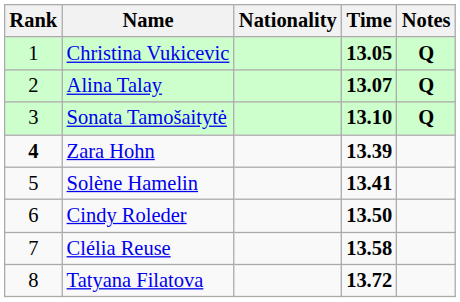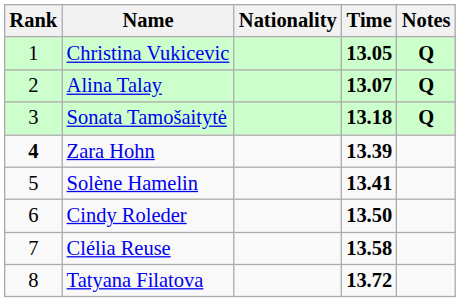(369, 118) 13.10 -> (369, 118) 13.18
